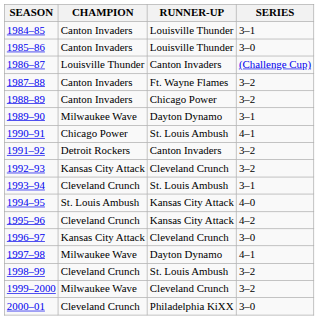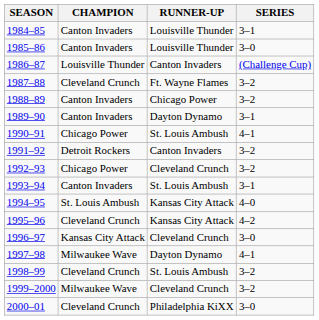(97, 82) Canton Invaders -> (100, 82) Cleveland Crunch
(99, 116) Milwaukee Wave -> (97, 116) Canton Invaders
(103, 168) Kansas City Attack -> (94, 168) Chicago Power
(100, 185) Cleveland Crunch -> (97, 185) Canton Invaders
